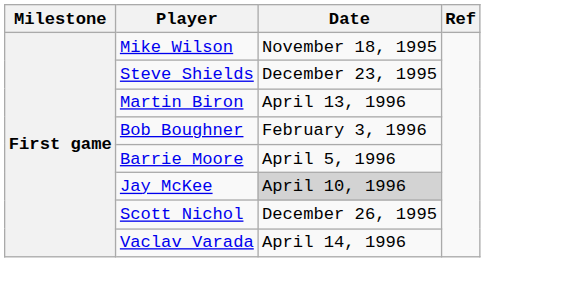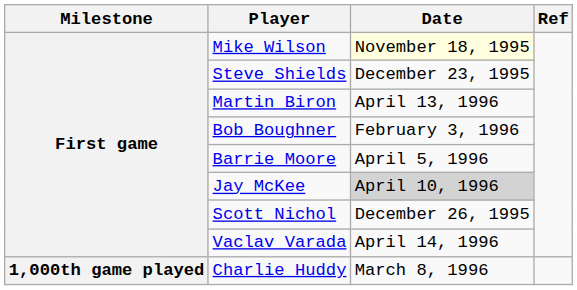(349, 47) no background -> (442, 47) lightyellow background
+ row: (280, 270)
